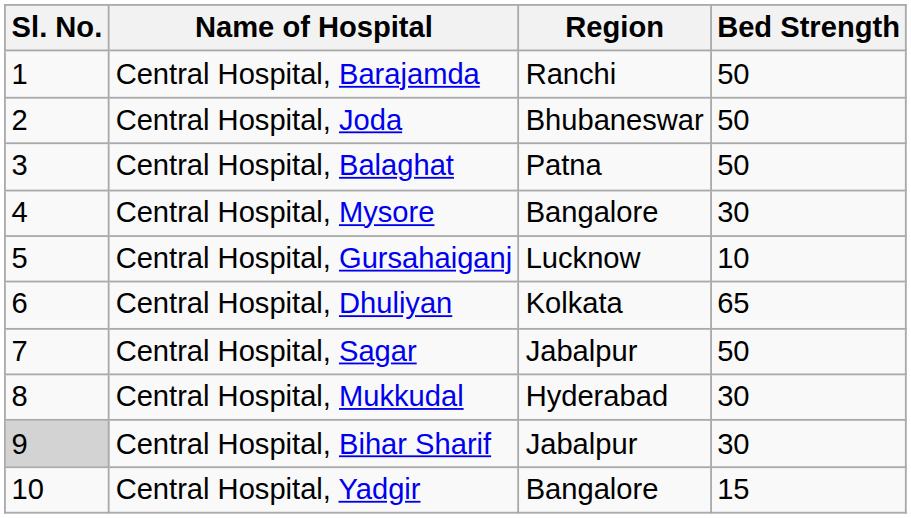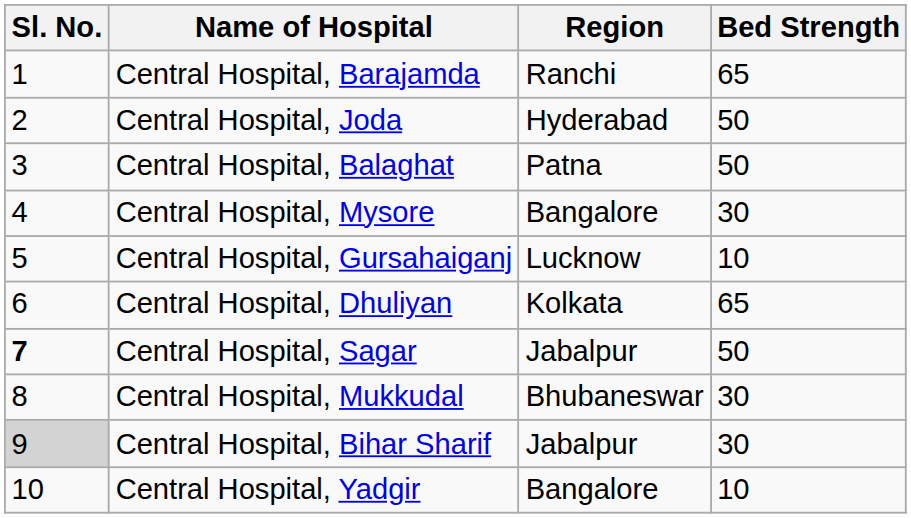(733, 73) 50 -> (733, 73) 65
(615, 119) Bhubaneswar -> (597, 119) Hyderabad
(20, 350) normal -> (20, 350) bold
(597, 397) Hyderabad -> (615, 397) Bhubaneswar
(733, 489) 15 -> (733, 489) 10
